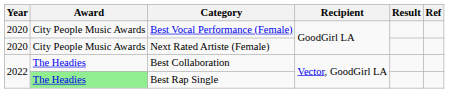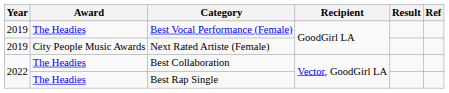(17, 29) 2020 -> (17, 29) 2019
(89, 29) City People Music Awards -> (59, 29) The Headies
(17, 46) 2020 -> (17, 46) 2019
(59, 79) lightgreen background -> (59, 79) no background
